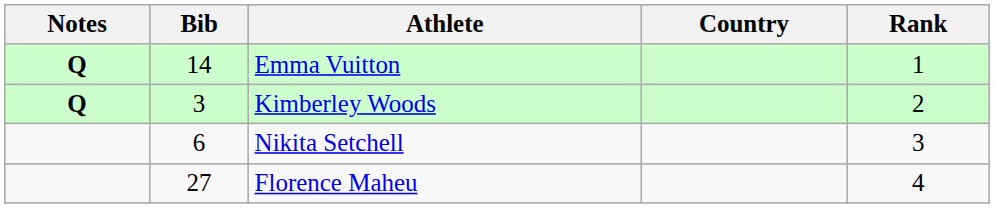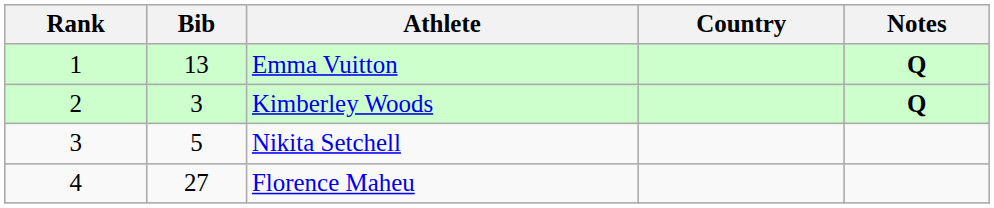columns swapped: (918, 24) <-> (77, 24)
(199, 63) 14 -> (196, 63) 13
(199, 143) 6 -> (196, 143) 5
